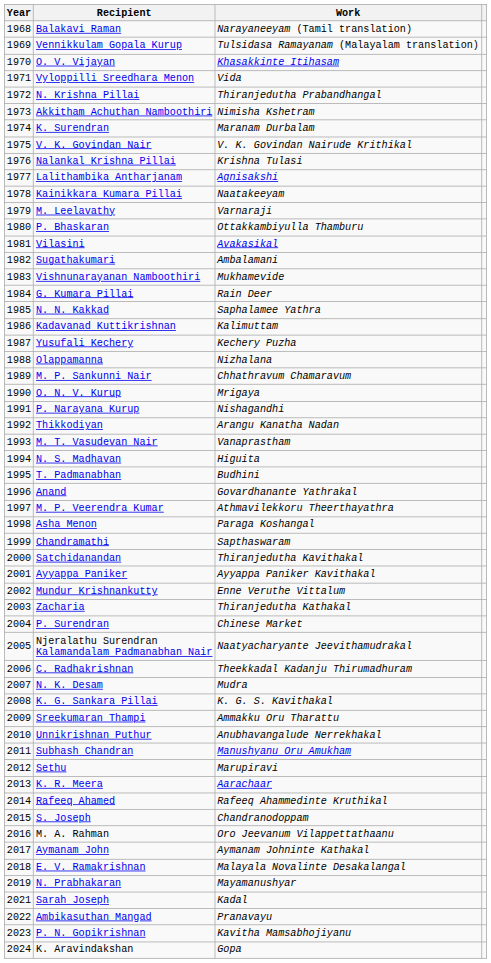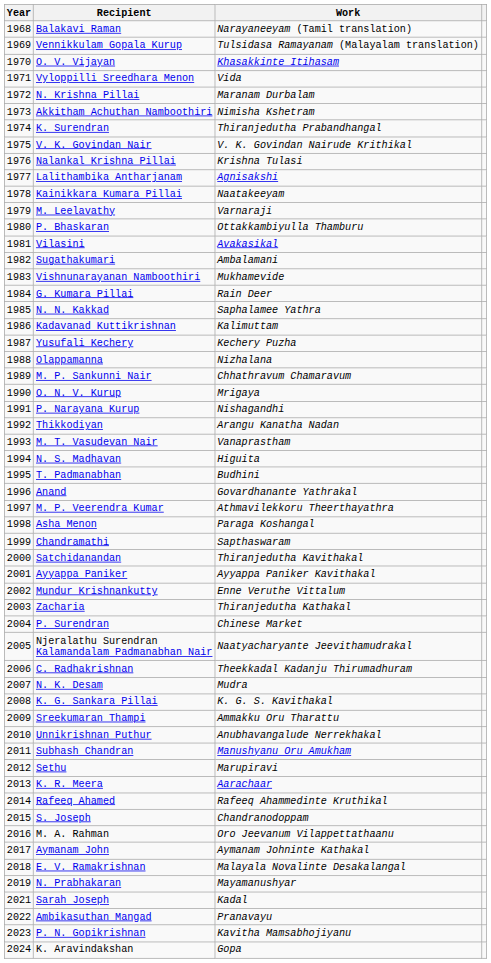(299, 95) Thiranjedutha Prabandhangal -> (266, 95) Maranam Durbalam
(266, 128) Maranam Durbalam -> (299, 128) Thiranjedutha Prabandhangal
